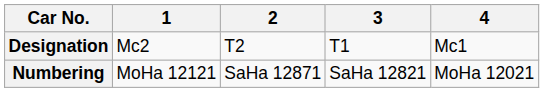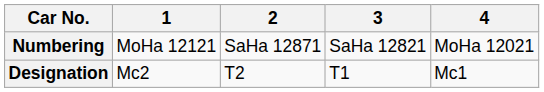rows swapped: (58, 45) <-> (58, 73)
